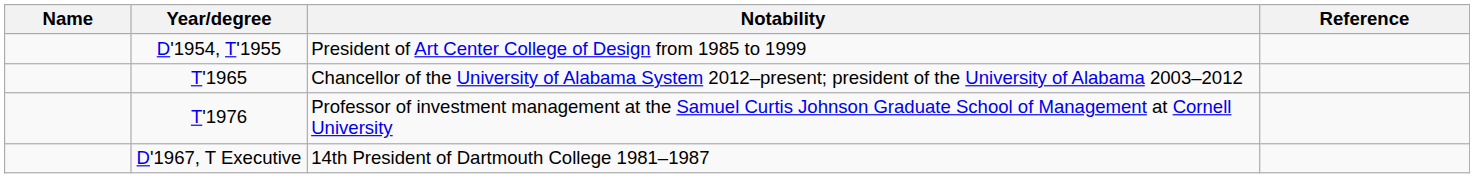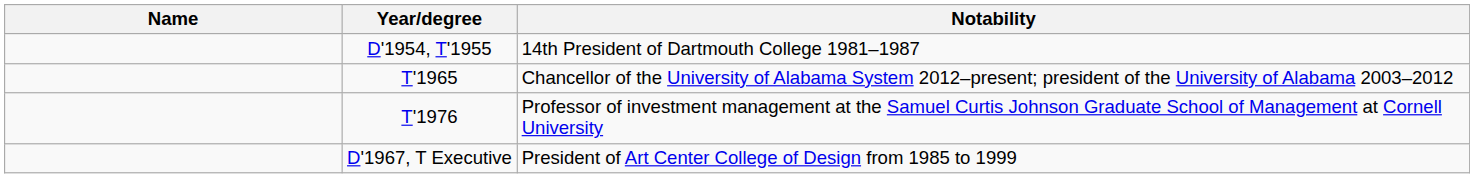- column: (1364, 19)
(559, 48) President of Art Center College of Design from 1985 to 1999 -> (721, 48) 14th President of Dartmouth College 1981–1987
(510, 157) 14th President of Dartmouth College 1981–1987 -> (769, 157) President of Art Center College of Design from 1985 to 1999
